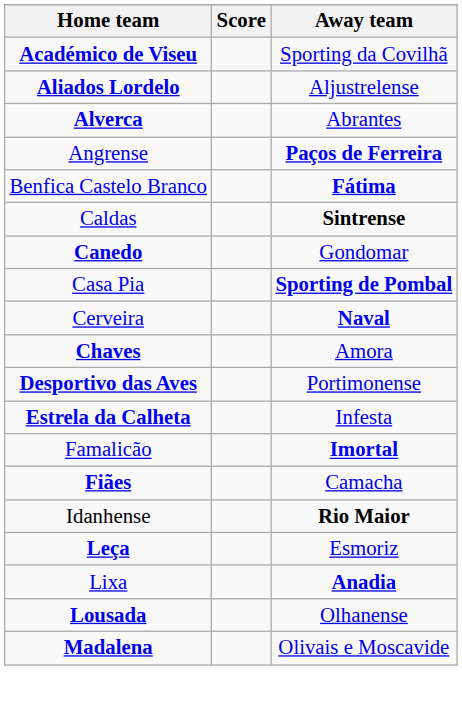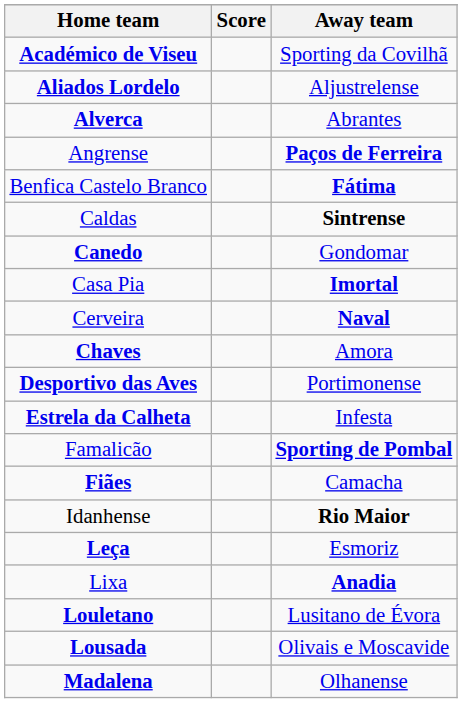(364, 284) Sporting de Pombal -> (364, 284) Imortal
(364, 449) Imortal -> (364, 449) Sporting de Pombal
+ row: (108, 614)
(364, 614) Olhanense -> (364, 647) Olivais e Moscavide
(364, 647) Olivais e Moscavide -> (364, 680) Olhanense
